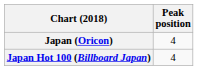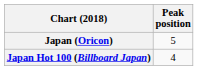(173, 40) 4 -> (173, 40) 5
